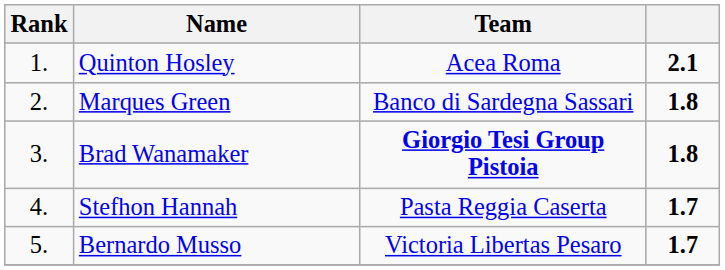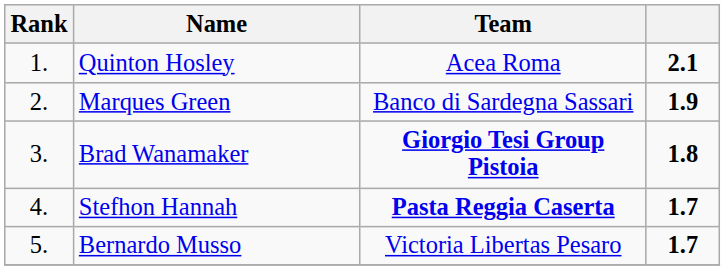(683, 101) 1.8 -> (683, 101) 1.9
(503, 206) normal -> (503, 206) bold
